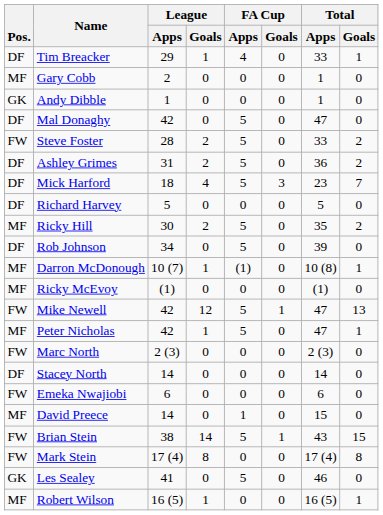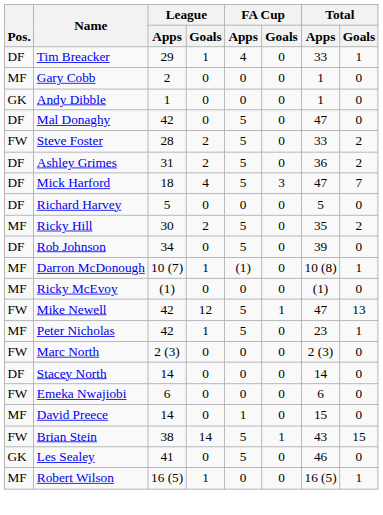(321, 183) 23 -> (321, 183) 47
(321, 330) 47 -> (321, 330) 23
- row: (67, 457)
